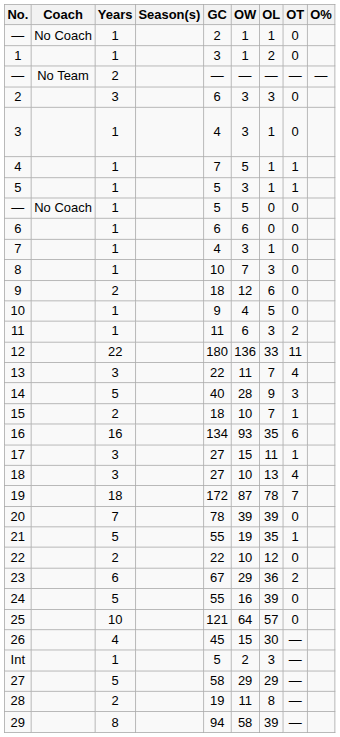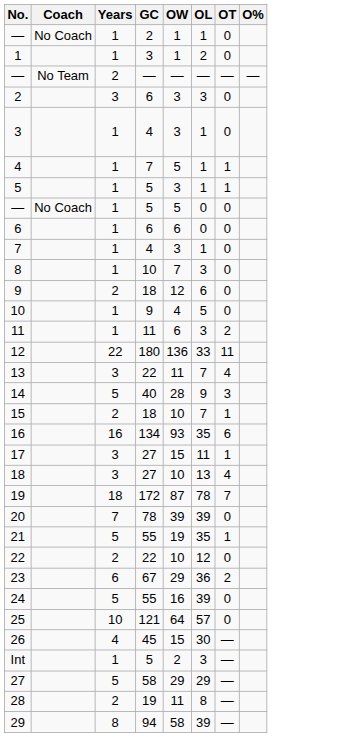- column: (169, 14)
